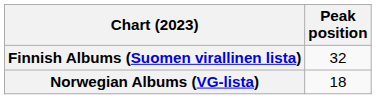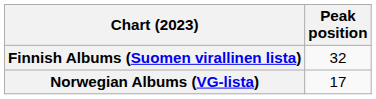(338, 81) 18 -> (338, 81) 17
